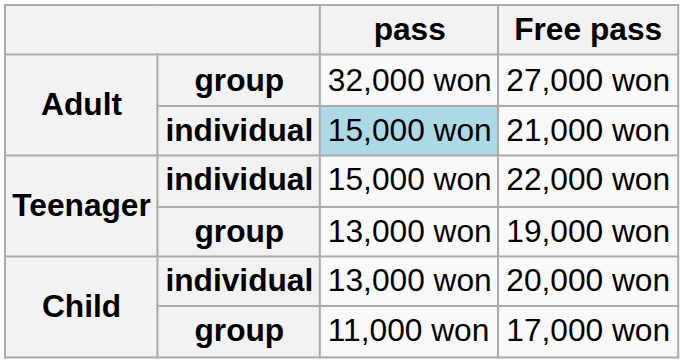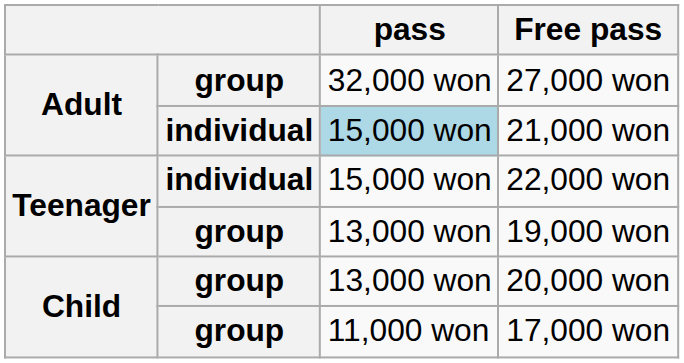(239, 280) individual -> (239, 280) group
